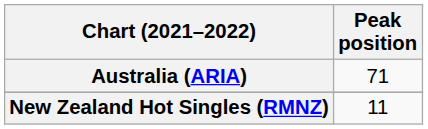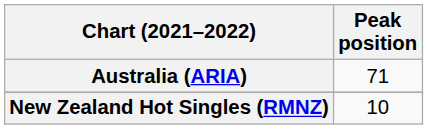(378, 107) 11 -> (378, 107) 10
